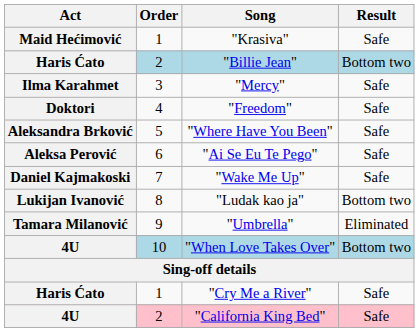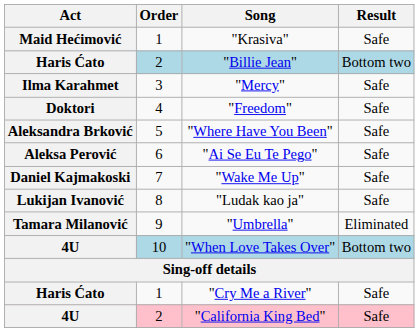(376, 200) Bottom two -> (376, 200) Safe
